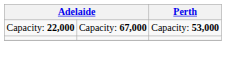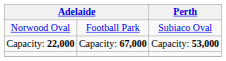+ row: (40, 28)
